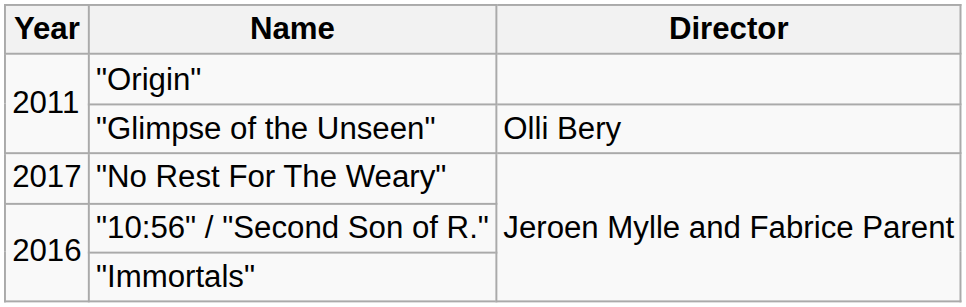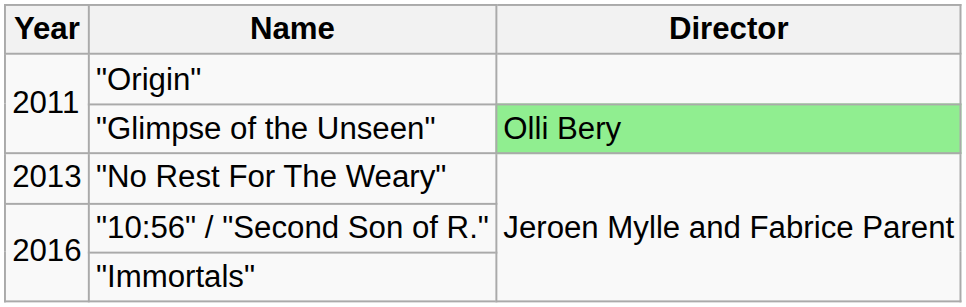(562, 128) no background -> (562, 128) lightgreen background
(47, 177) 2017 -> (47, 177) 2013
